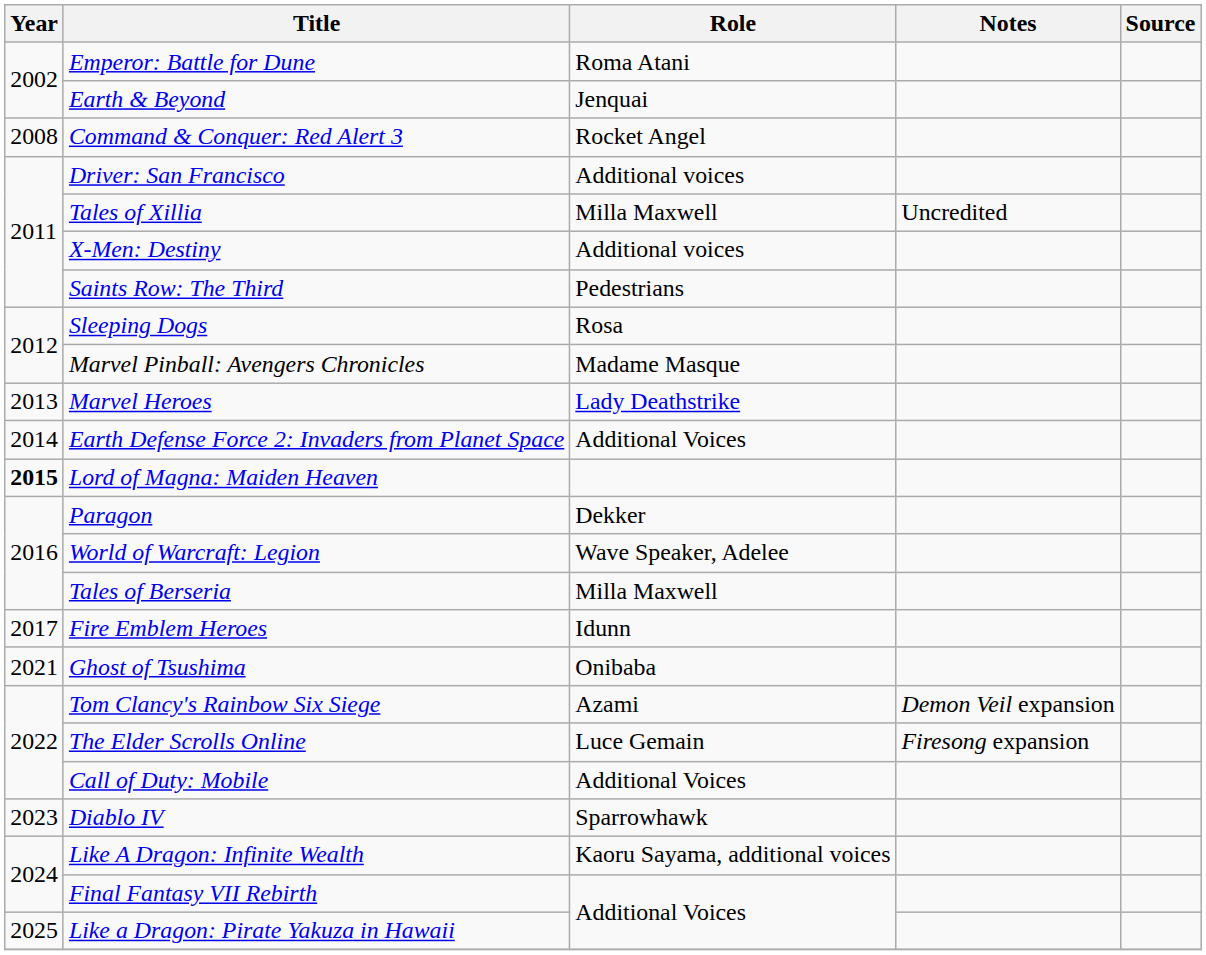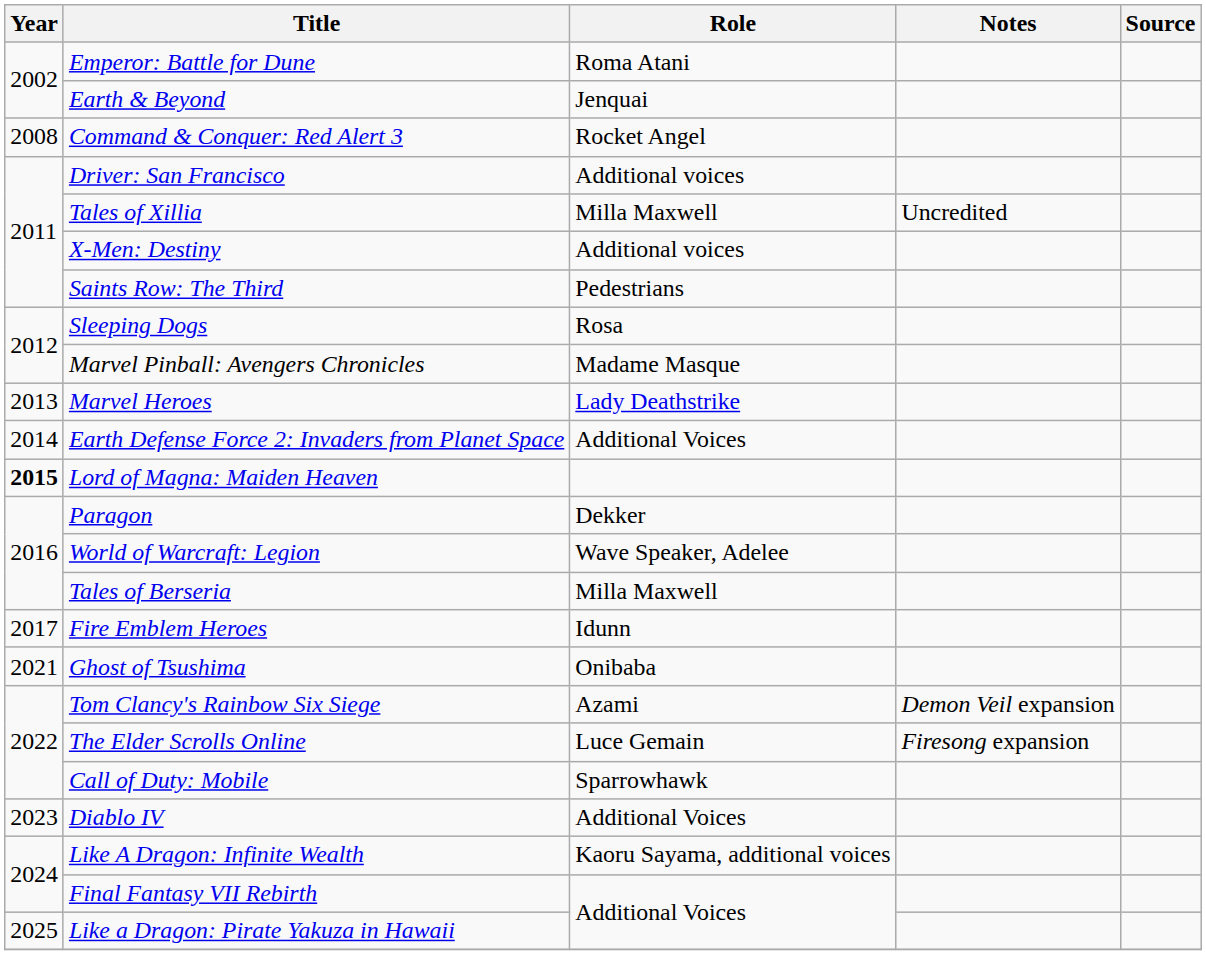(661, 779) Additional Voices -> (642, 779) Sparrowhawk
(642, 817) Sparrowhawk -> (661, 817) Additional Voices
